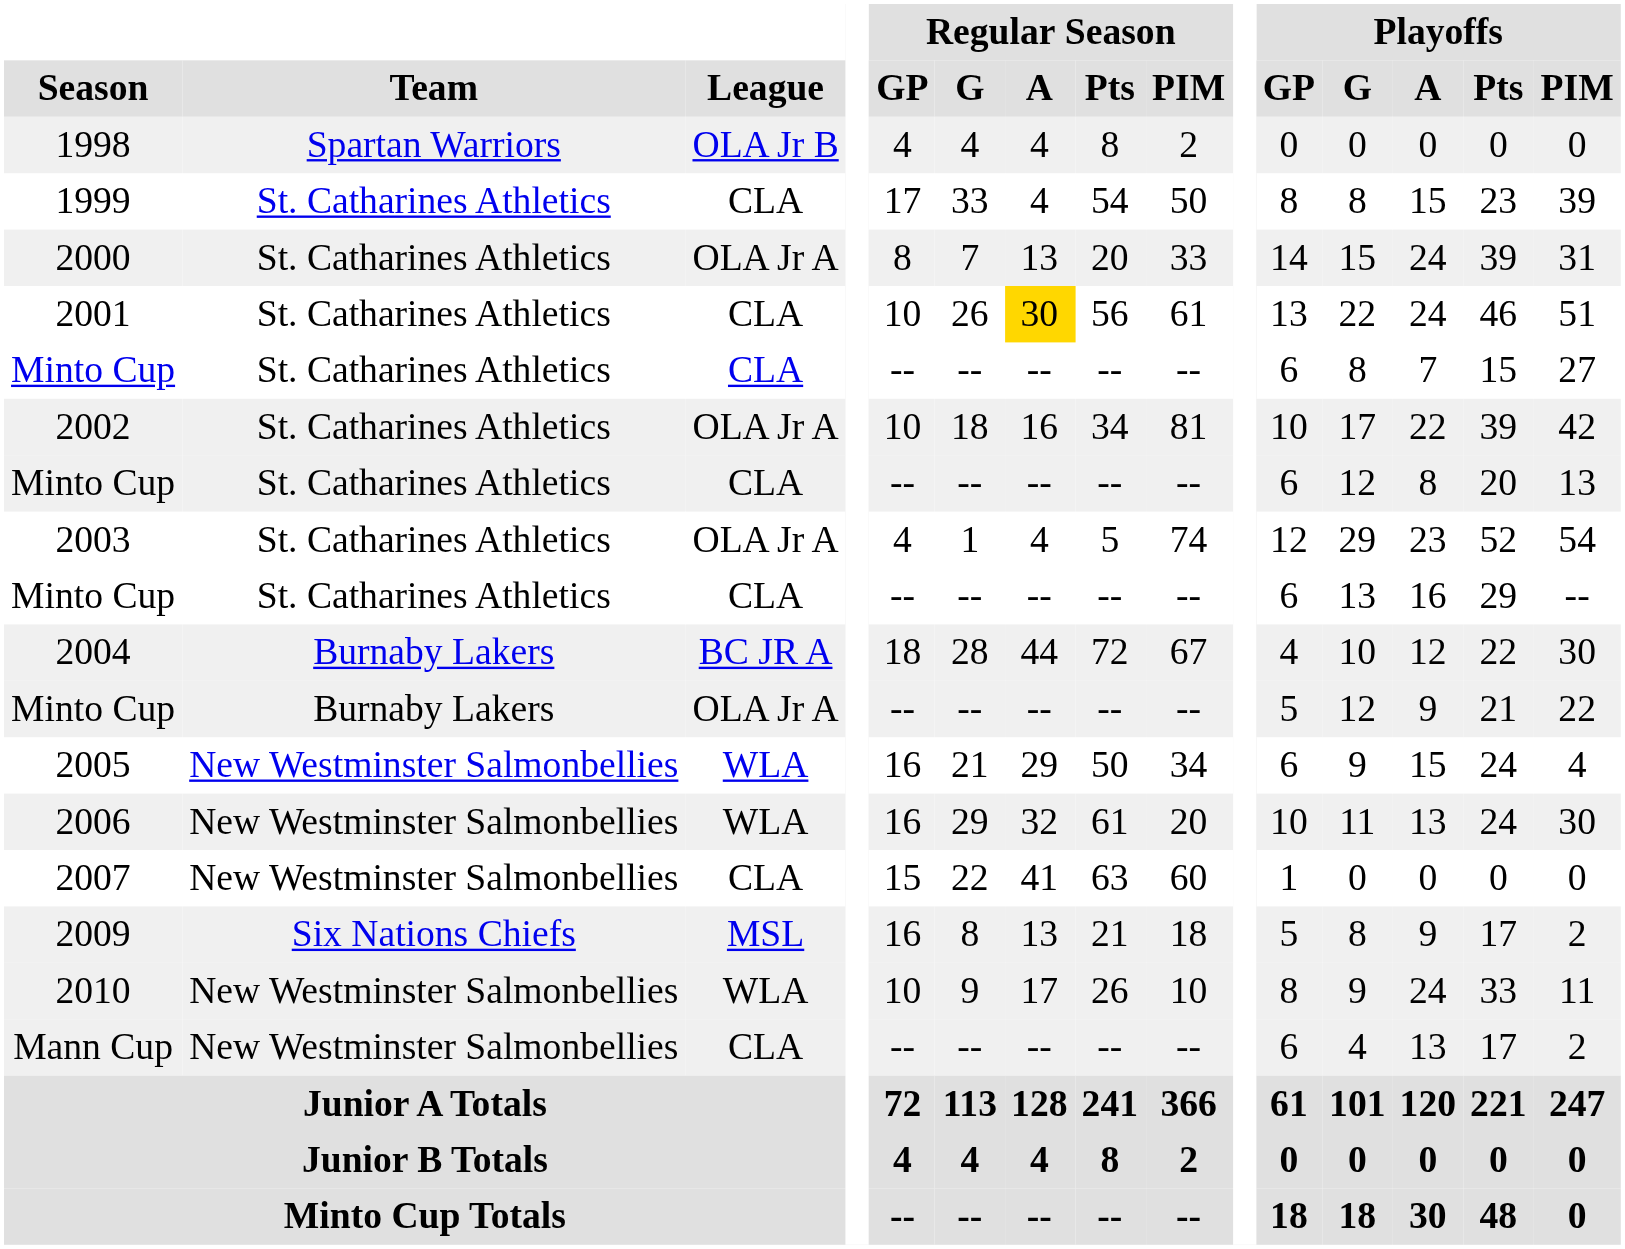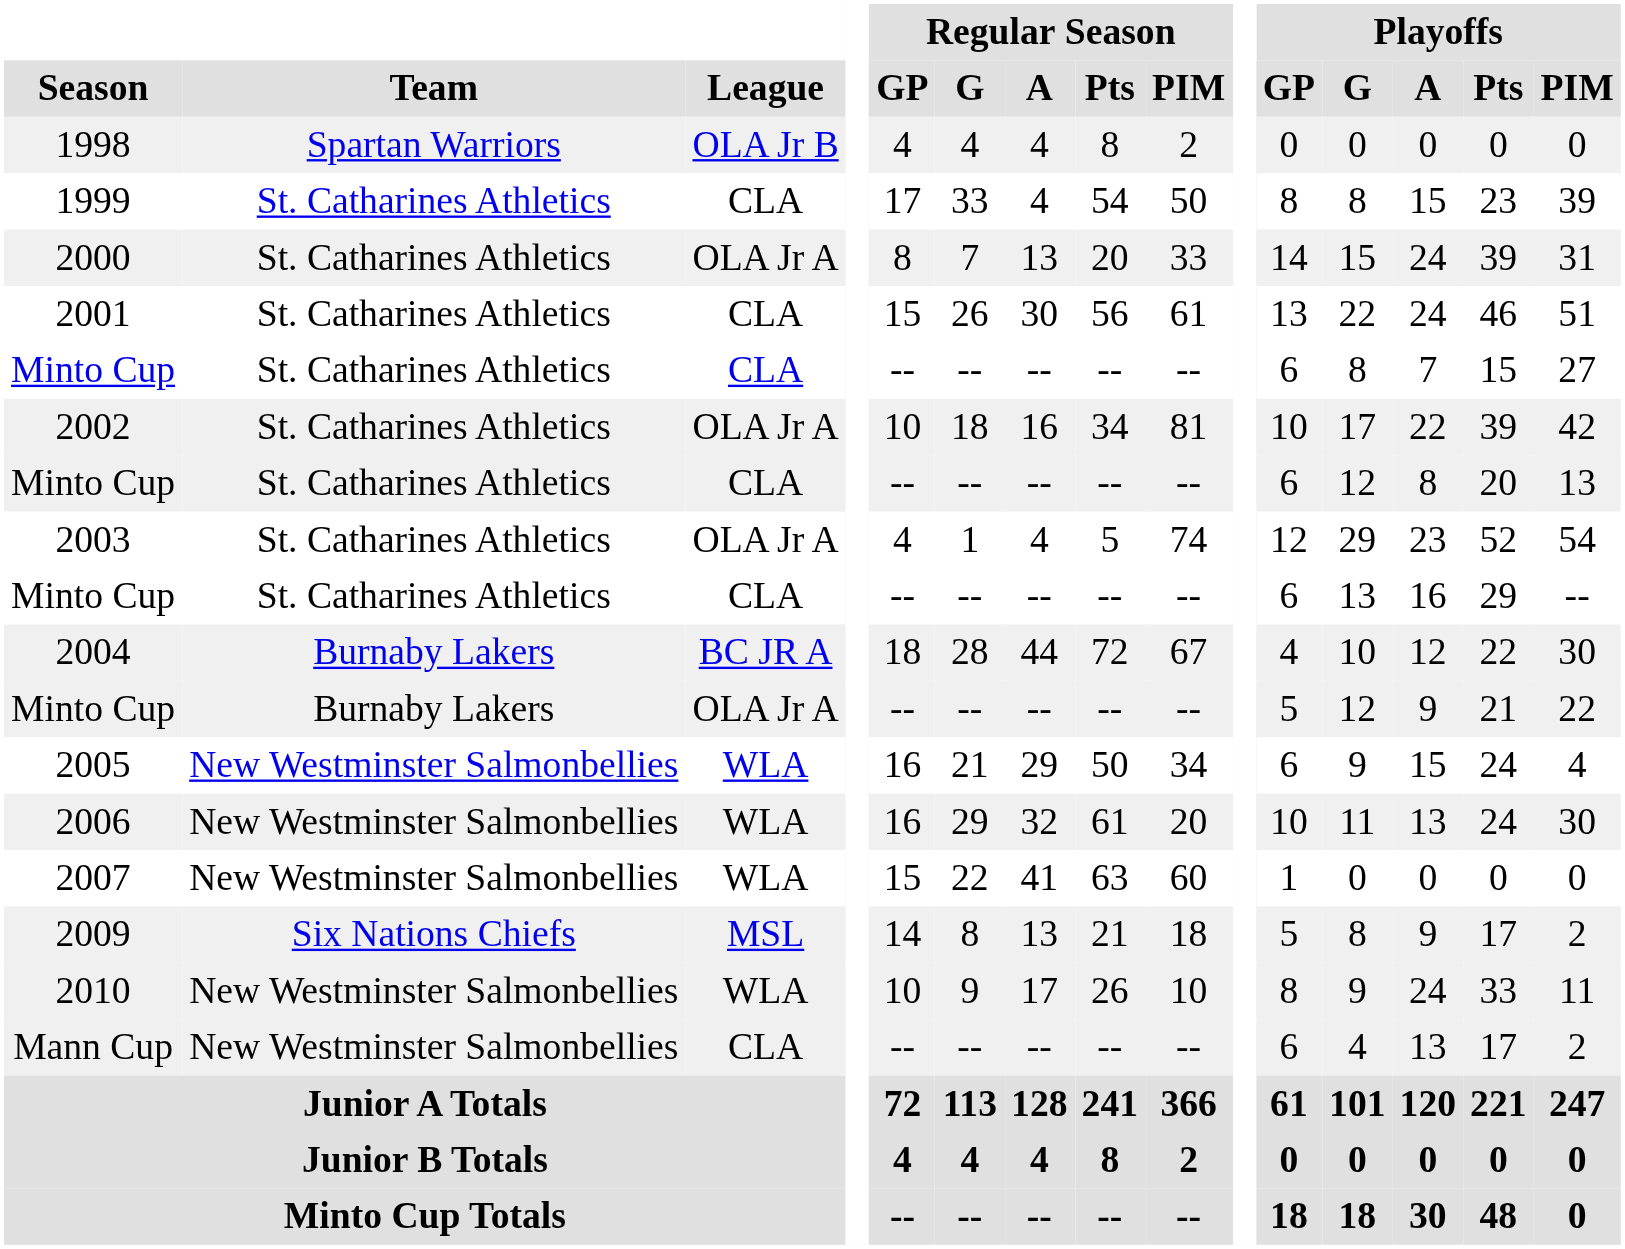(902, 313) 10 -> (902, 313) 15
(1039, 313) gold background -> (1039, 313) no background
(766, 877) CLA -> (766, 877) WLA
(902, 933) 16 -> (902, 933) 14
